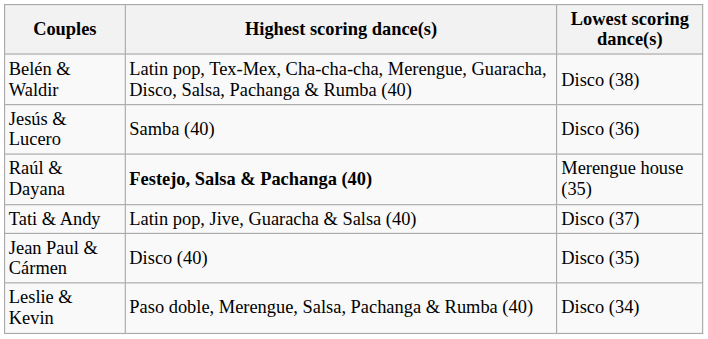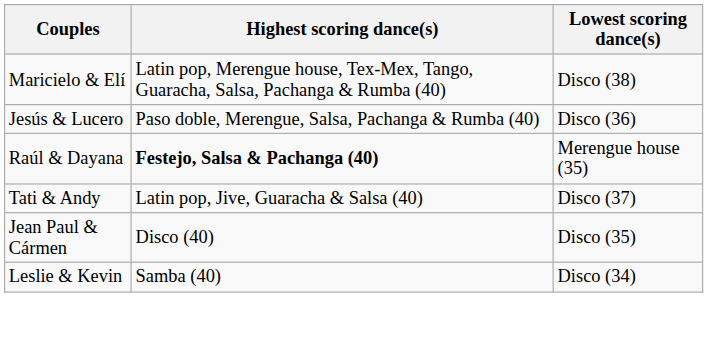- row: (40, 79)
+ row: (67, 79)
(172, 129) Samba (40) -> (337, 118) Paso doble, Merengue, Salsa, Pachanga & Rumba (40)
(331, 308) Paso doble, Merengue, Salsa, Pachanga & Rumba (40) -> (178, 276) Samba (40)
